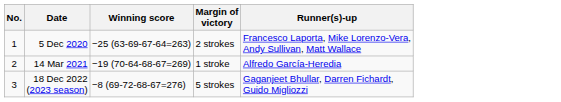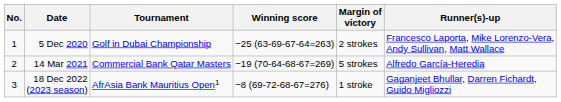+ column: (161, 17)
(212, 64) 1 stroke -> (358, 64) 5 strokes
(215, 84) 5 strokes -> (356, 84) 1 stroke
